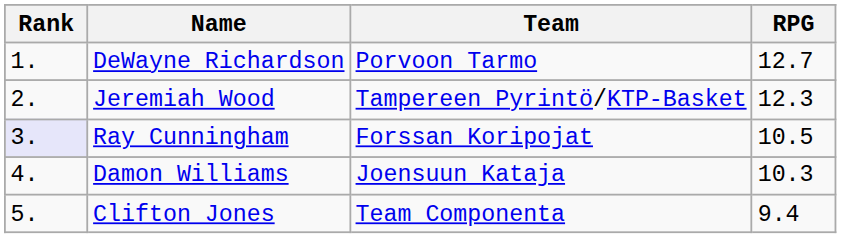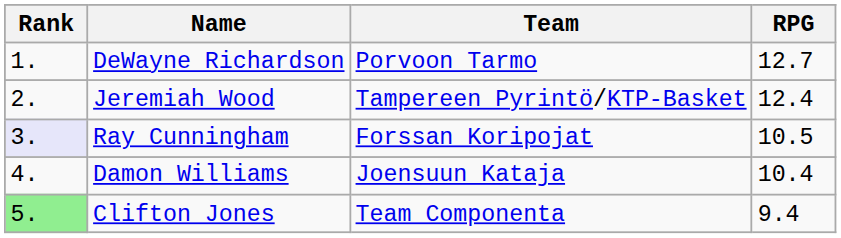(786, 100) 12.3 -> (786, 100) 12.4
(786, 176) 10.3 -> (786, 176) 10.4
(24, 213) no background -> (24, 213) lightgreen background
